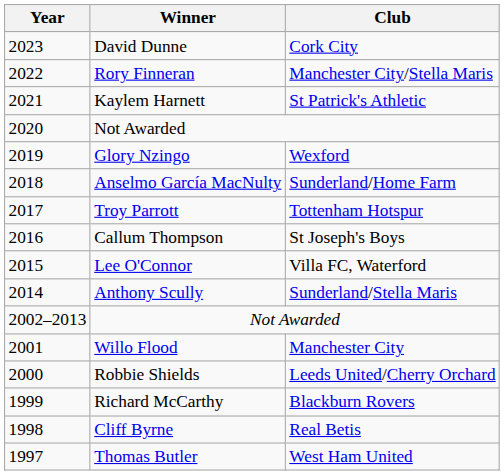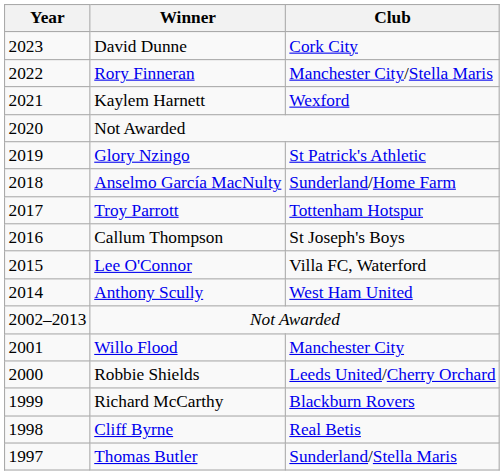(358, 100) St Patrick's Athletic -> (319, 100) Wexford
(319, 155) Wexford -> (358, 155) St Patrick's Athletic
(373, 292) Sunderland/Stella Maris -> (351, 292) West Ham United
(351, 456) West Ham United -> (373, 456) Sunderland/Stella Maris
